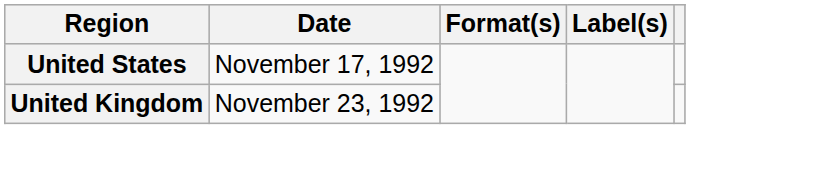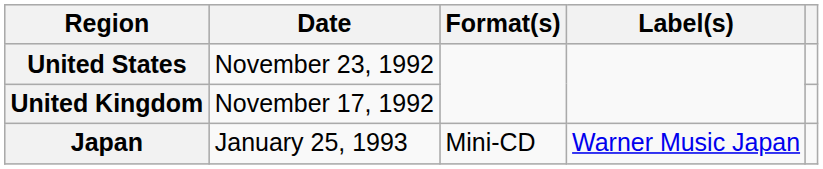(324, 63) November 17, 1992 -> (324, 63) November 23, 1992
(324, 103) November 23, 1992 -> (324, 103) November 17, 1992
+ row: (107, 143)
